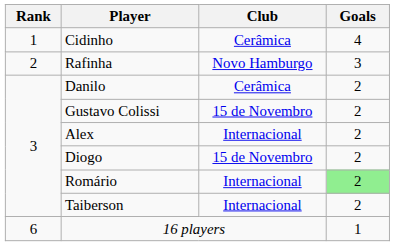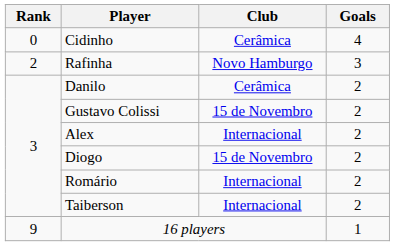(33, 39) 1 -> (33, 39) 0
(358, 181) lightgreen background -> (358, 181) no background
(33, 228) 6 -> (33, 228) 9
